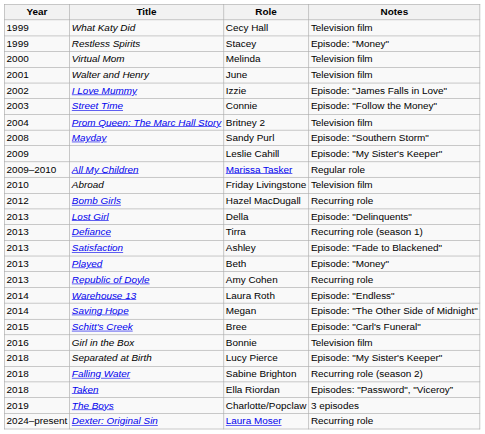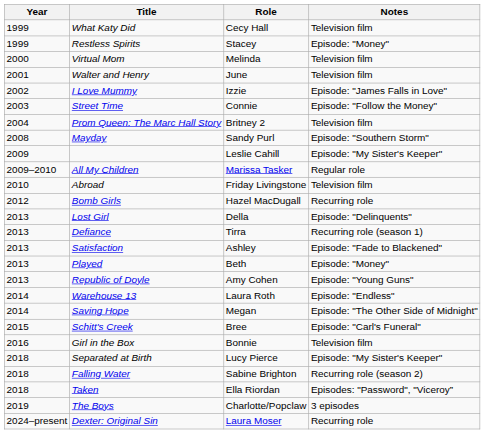(342, 279) Recurring role -> (362, 279) Episode: "Young Guns"
